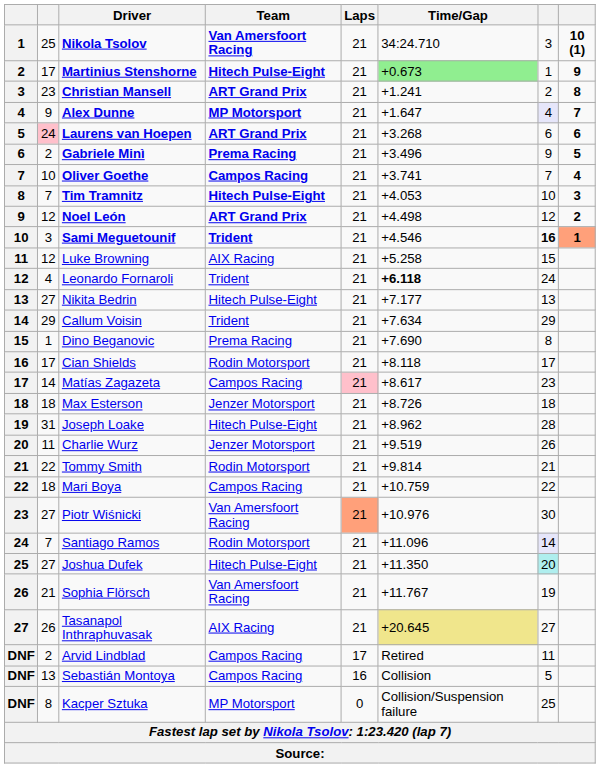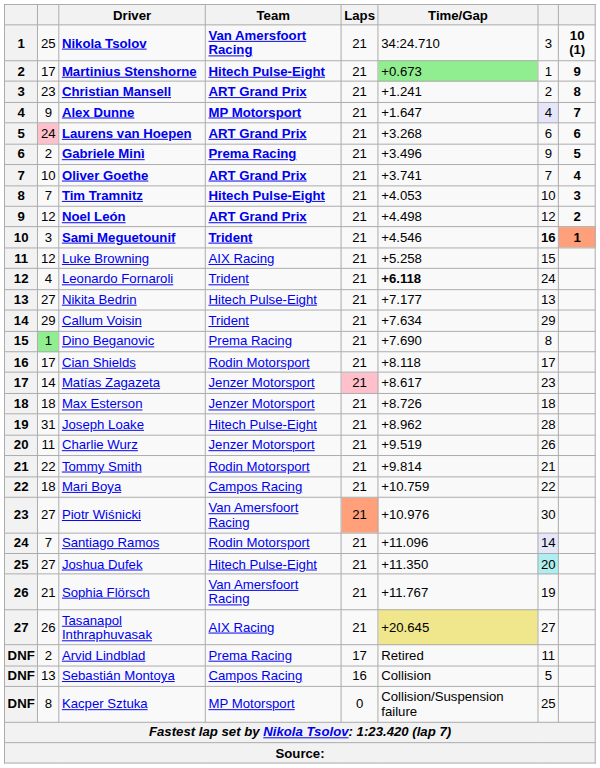(258, 175) Campos Racing -> (258, 175) ART Grand Prix
(48, 341) no background -> (48, 341) lightgreen background
(255, 383) Campos Racing -> (262, 383) Jenzer Motorsport
(255, 655) Campos Racing -> (250, 655) Prema Racing
